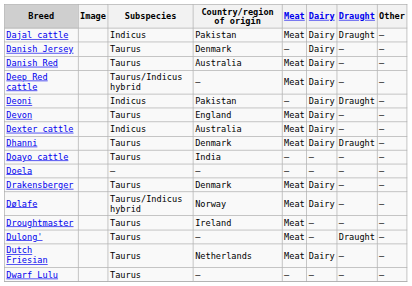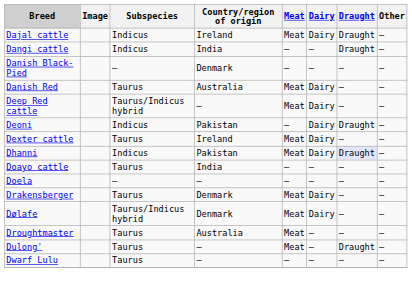(216, 35) Pakistan -> (214, 35) Ireland
+ row: (37, 49)
+ row: (40, 68)
- row: (40, 49)
- row: (19, 115)
(128, 129) Indicus -> (128, 139) Taurus
(218, 129) Australia -> (214, 139) Ireland
(126, 143) Taurus -> (130, 153) Indicus
(213, 143) Denmark -> (217, 153) Pakistan
(357, 143) no background -> (357, 153) lavender background
(211, 204) Norway -> (214, 214) Denmark
(213, 223) Ireland -> (220, 233) Australia
- row: (27, 256)
